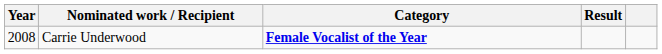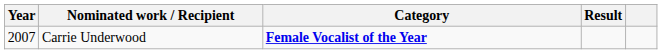(22, 37) 2008 -> (22, 37) 2007
